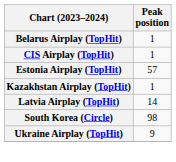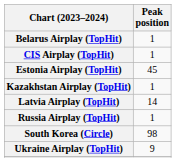(152, 70) 57 -> (152, 70) 45
+ row: (69, 117)
